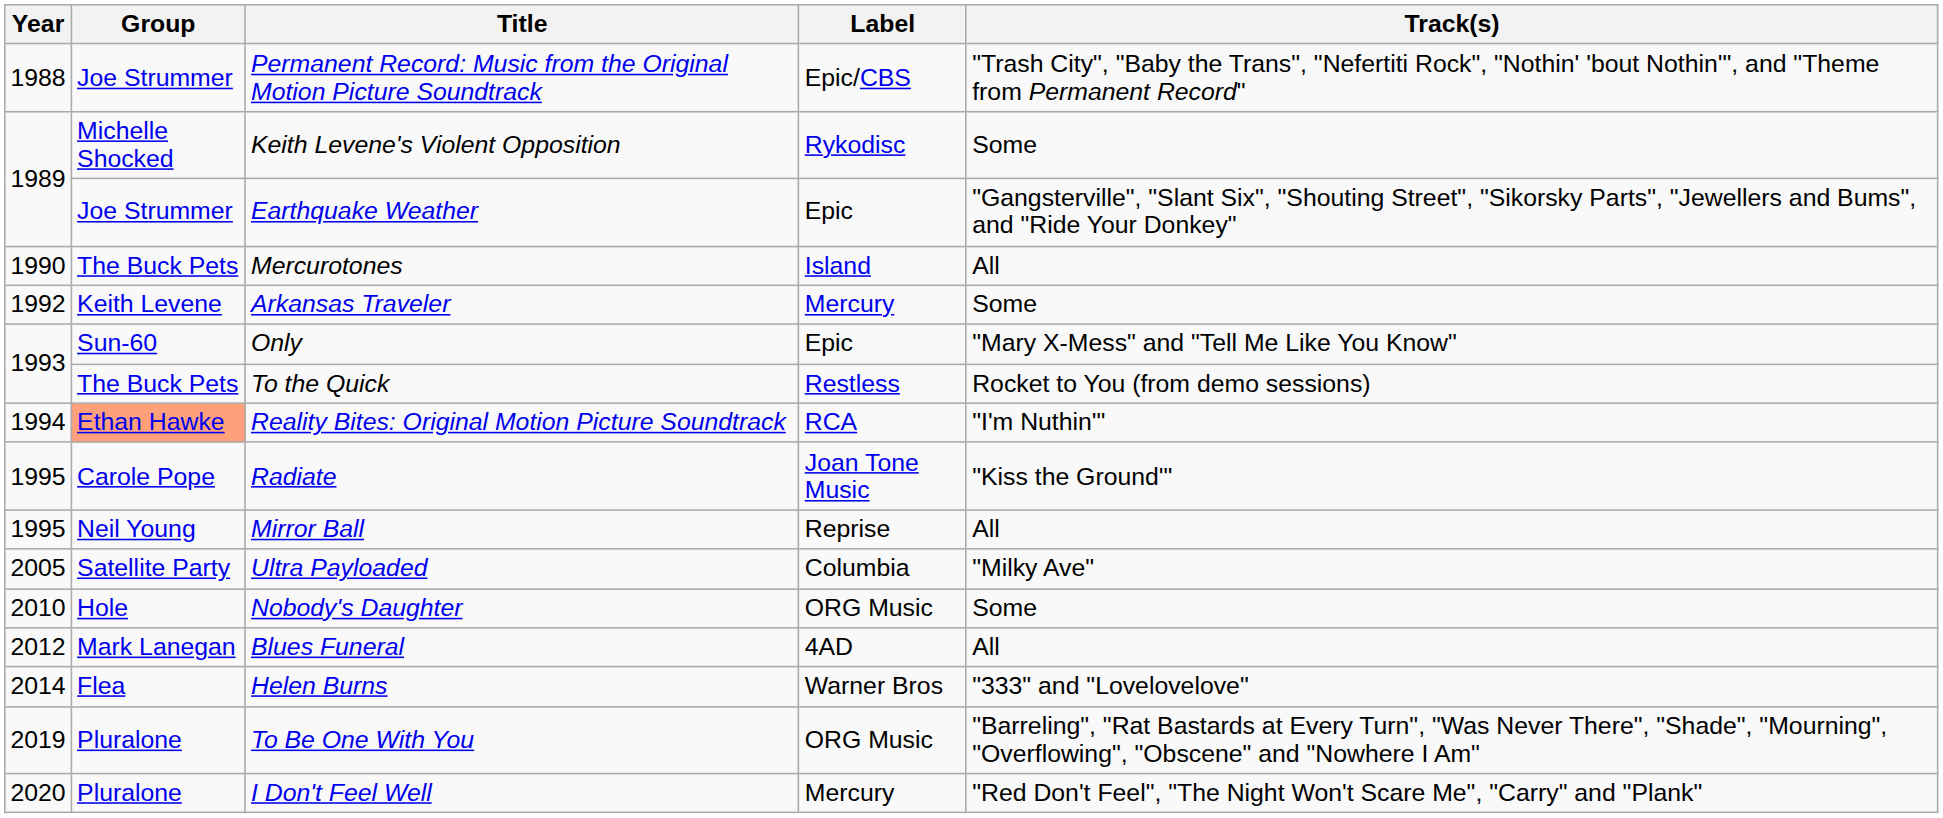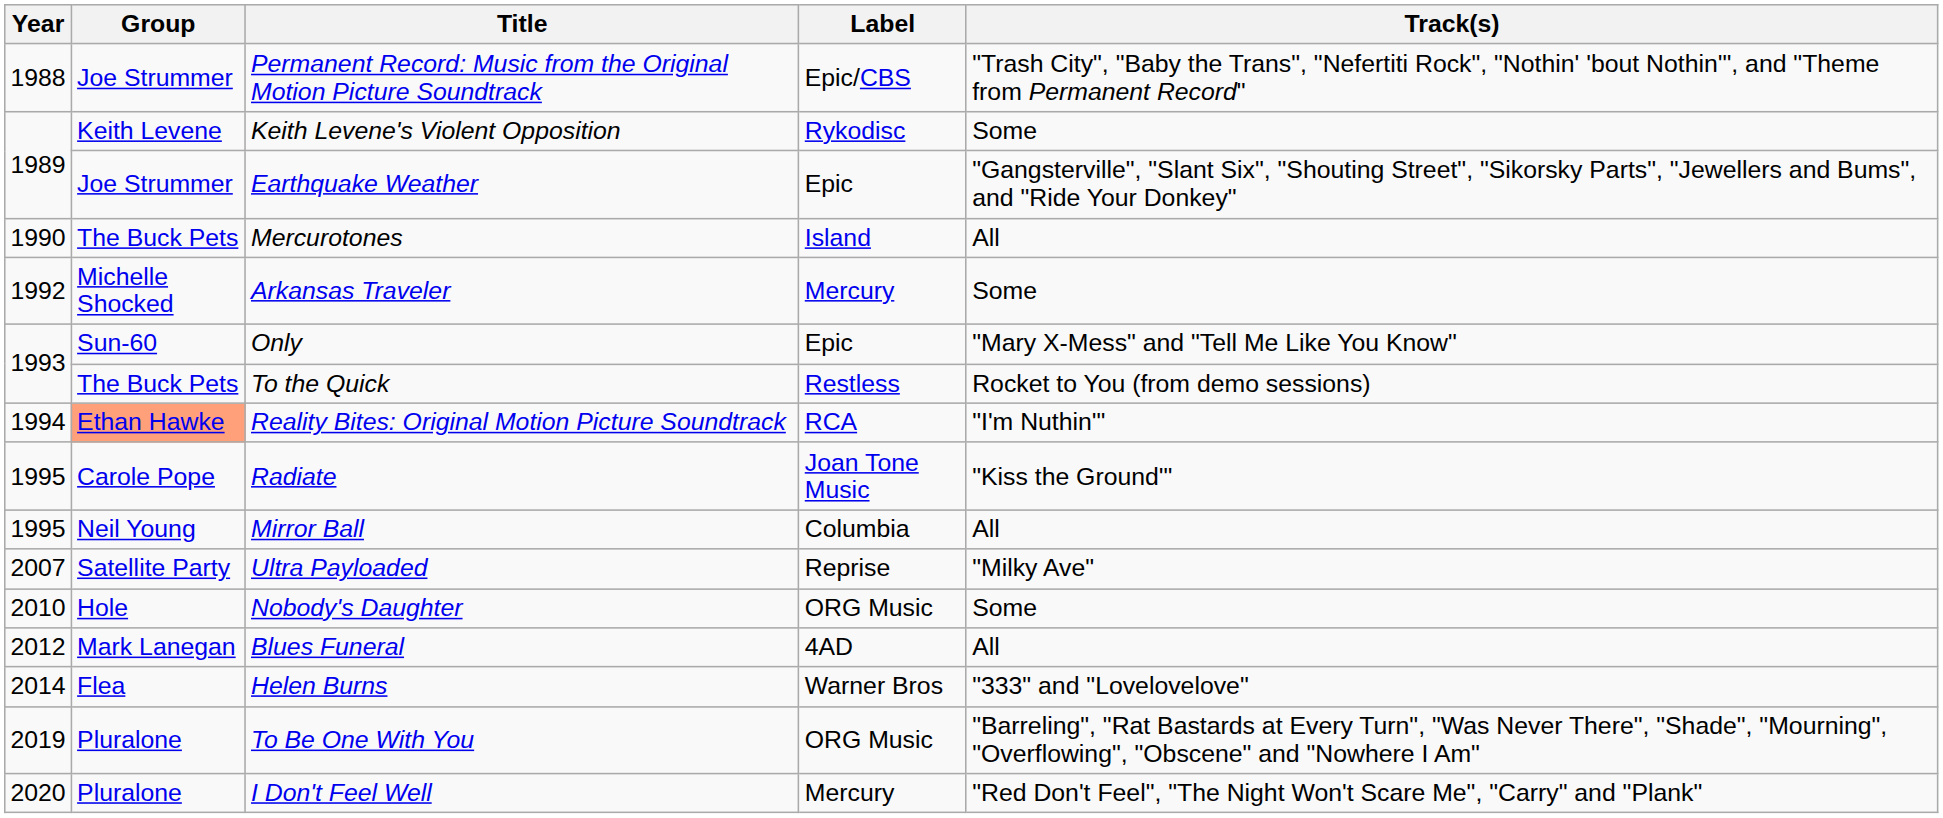(125, 144) Michelle Shocked -> (149, 130) Keith Levene
(149, 304) Keith Levene -> (125, 290) Michelle Shocked
(848, 529) Reprise -> (857, 529) Columbia
(38, 568) 2005 -> (38, 568) 2007
(857, 568) Columbia -> (848, 568) Reprise
